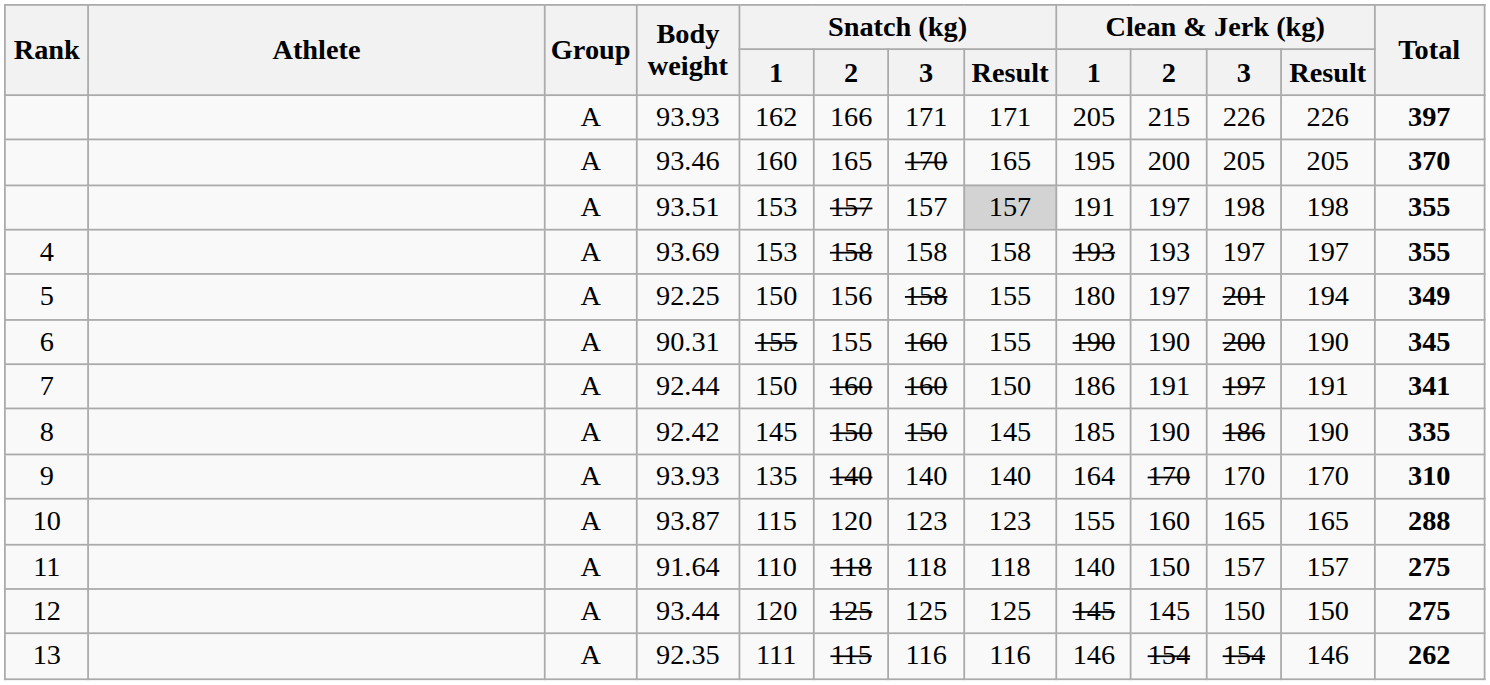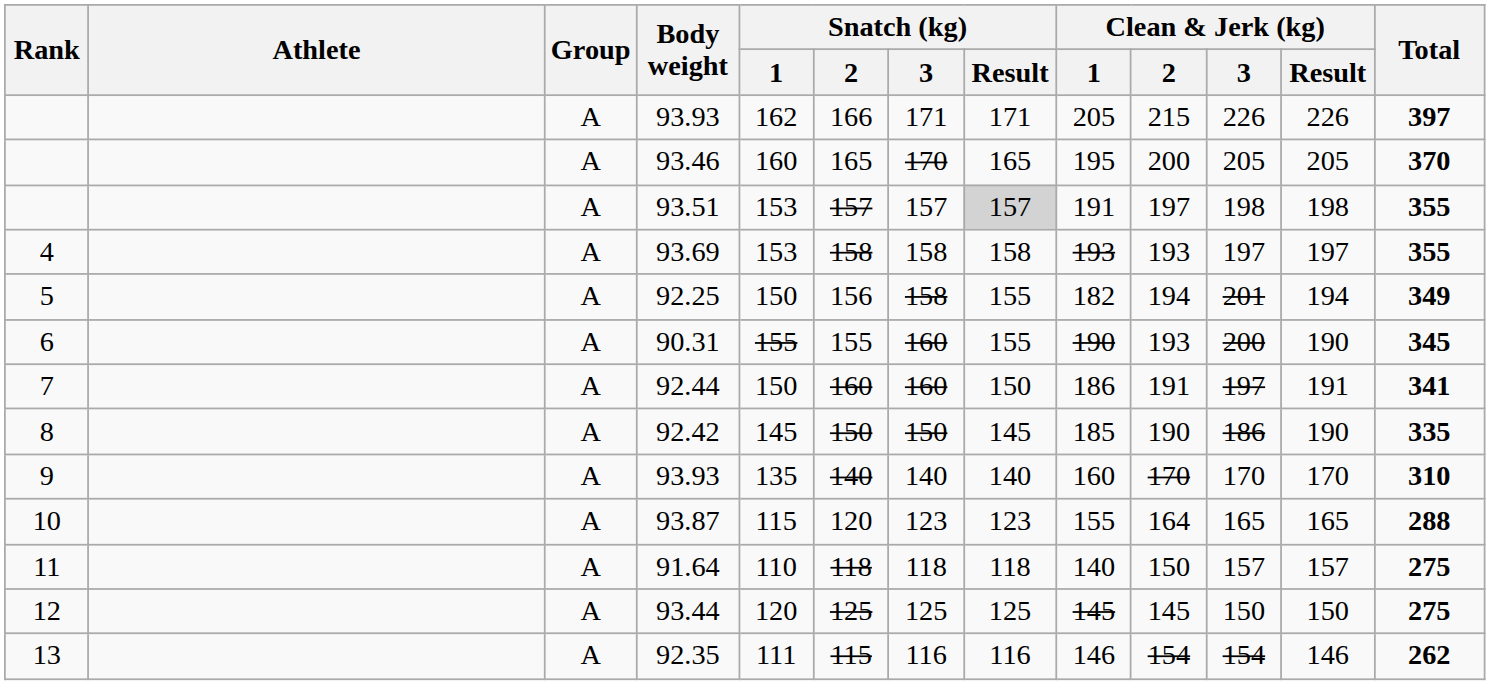(1094, 296) 180 -> (1094, 296) 182
(1169, 296) 197 -> (1169, 296) 194
(1169, 341) 190 -> (1169, 341) 193
(1094, 476) 164 -> (1094, 476) 160
(1169, 521) 160 -> (1169, 521) 164
